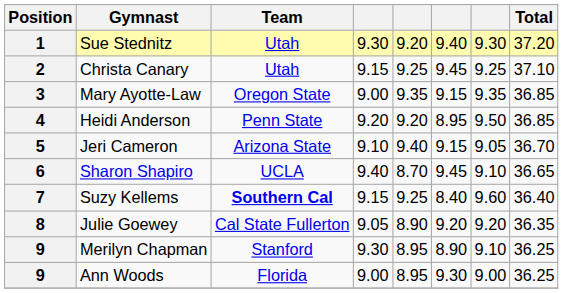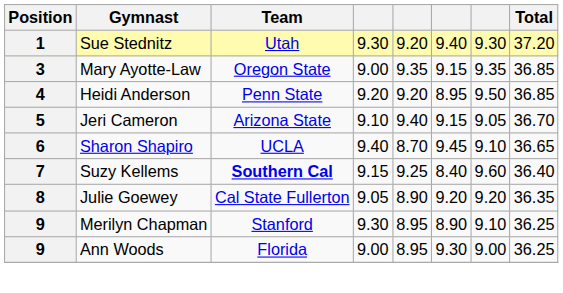- row: (134, 69)
